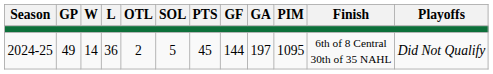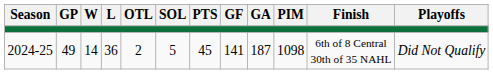(234, 50) 144 -> (234, 50) 141
(261, 50) 197 -> (261, 50) 187
(291, 50) 1095 -> (291, 50) 1098
